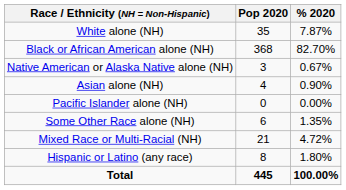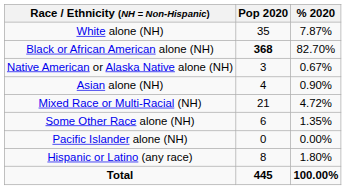(263, 49) normal -> (263, 49) bold
rows swapped: (120, 103) <-> (120, 139)
